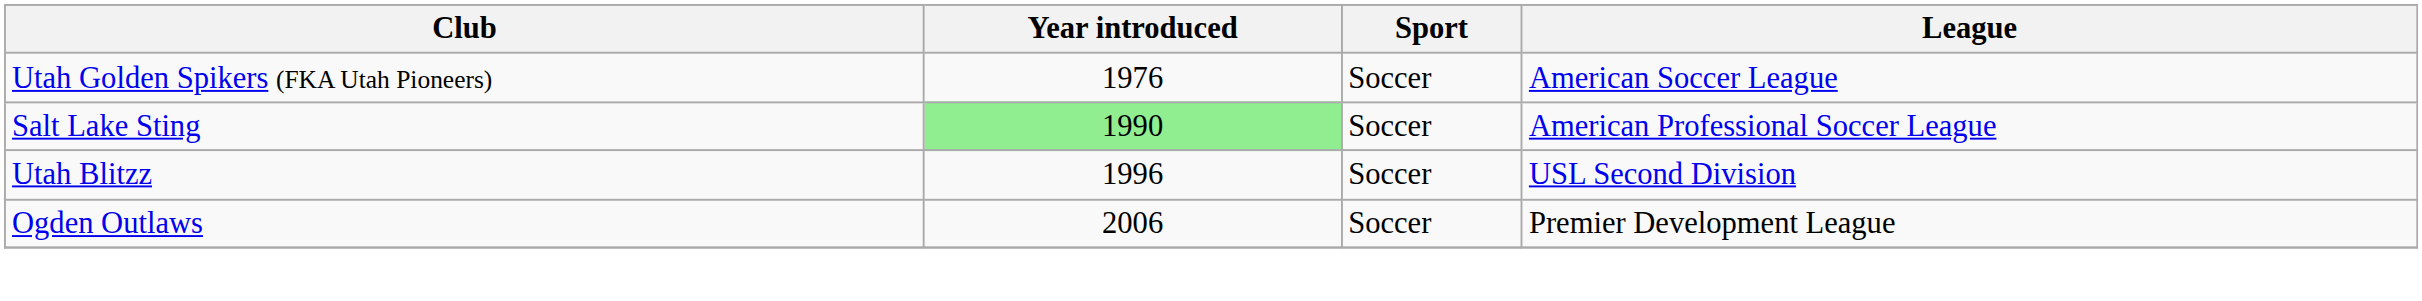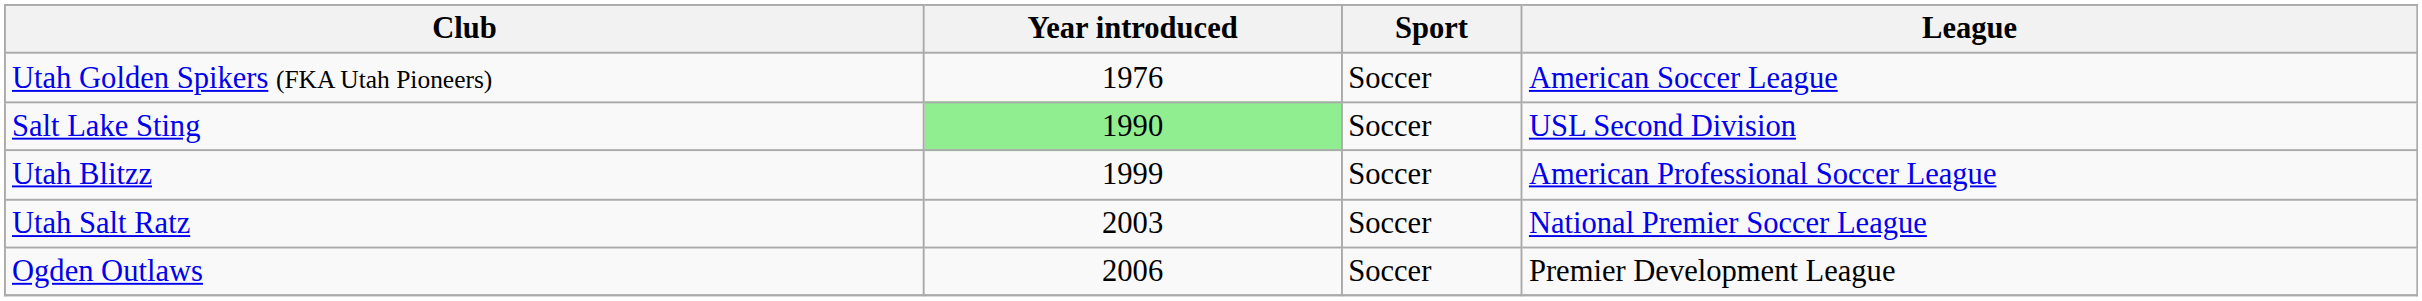(1763, 125) American Professional Soccer League -> (1662, 125) USL Second Division
(1133, 174) 1996 -> (1133, 174) 1999
(1662, 174) USL Second Division -> (1763, 174) American Professional Soccer League
+ row: (101, 222)
